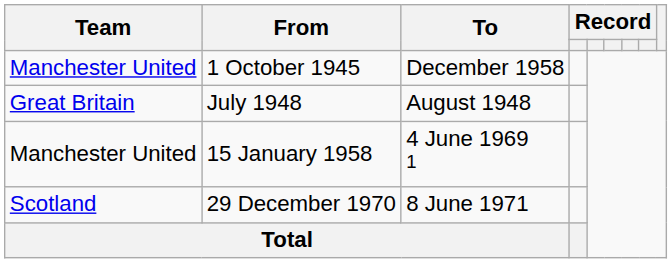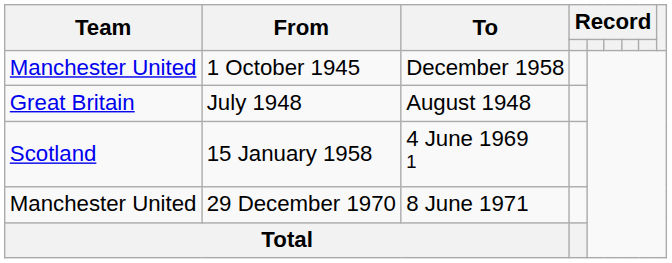(103, 153) Manchester United -> (53, 153) Scotland
(53, 204) Scotland -> (103, 204) Manchester United
